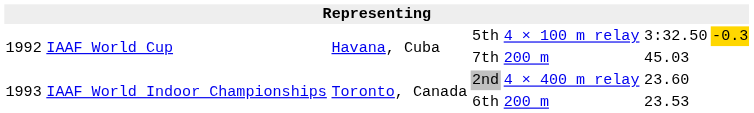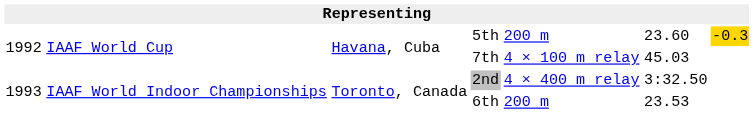(572, 36) 4 × 100 m relay -> (526, 36) 200 m
(676, 36) 3:32.50 -> (667, 36) 23.60
(526, 58) 200 m -> (572, 58) 4 × 100 m relay
(667, 80) 23.60 -> (676, 80) 3:32.50
